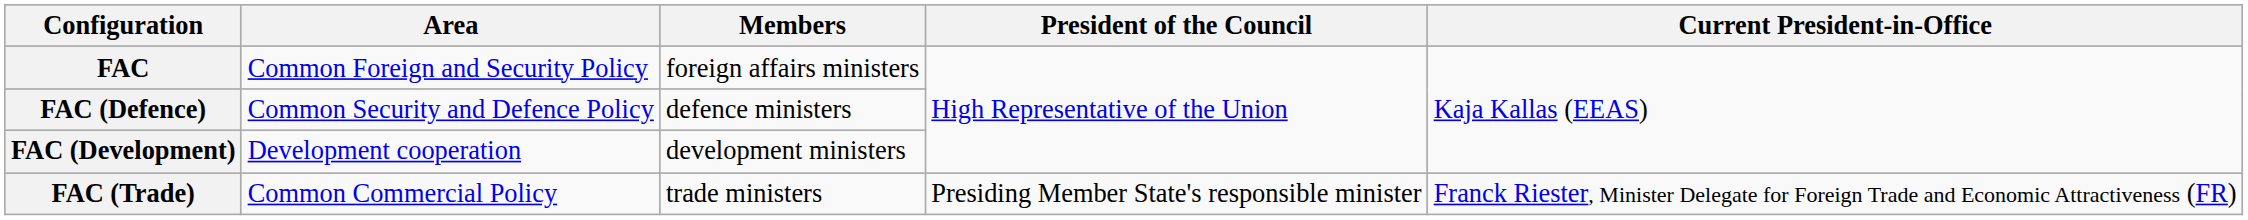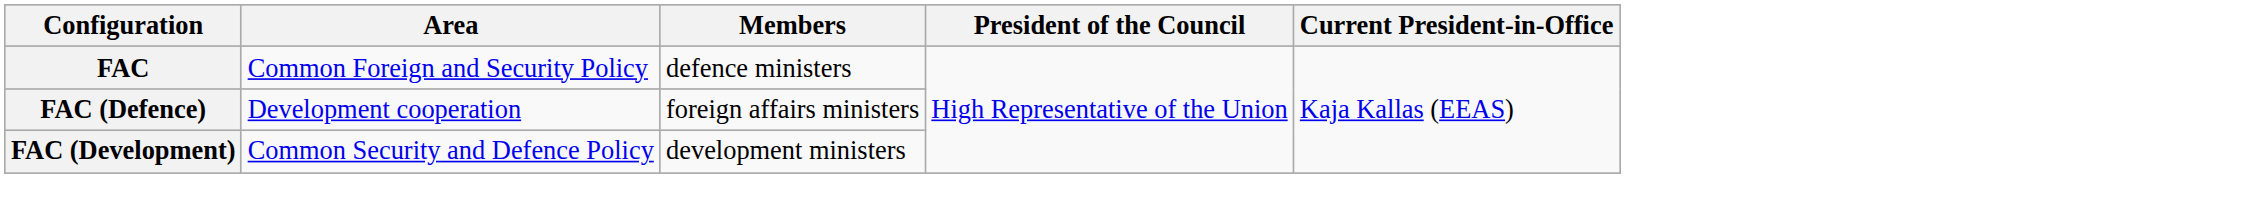(793, 67) foreign affairs ministers -> (759, 67) defence ministers
(451, 109) Common Security and Defence Policy -> (384, 109) Development cooperation
(759, 109) defence ministers -> (793, 109) foreign affairs ministers
(384, 151) Development cooperation -> (451, 151) Common Security and Defence Policy
- row: (123, 192)
